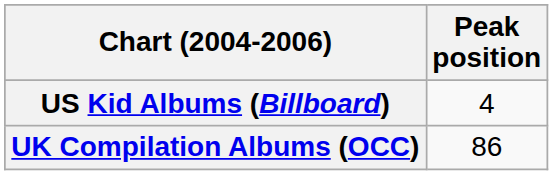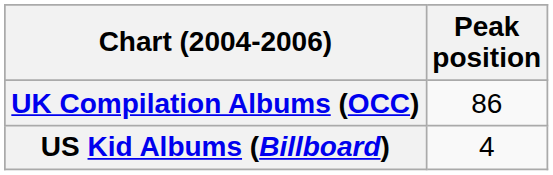rows swapped: (215, 147) <-> (215, 102)
